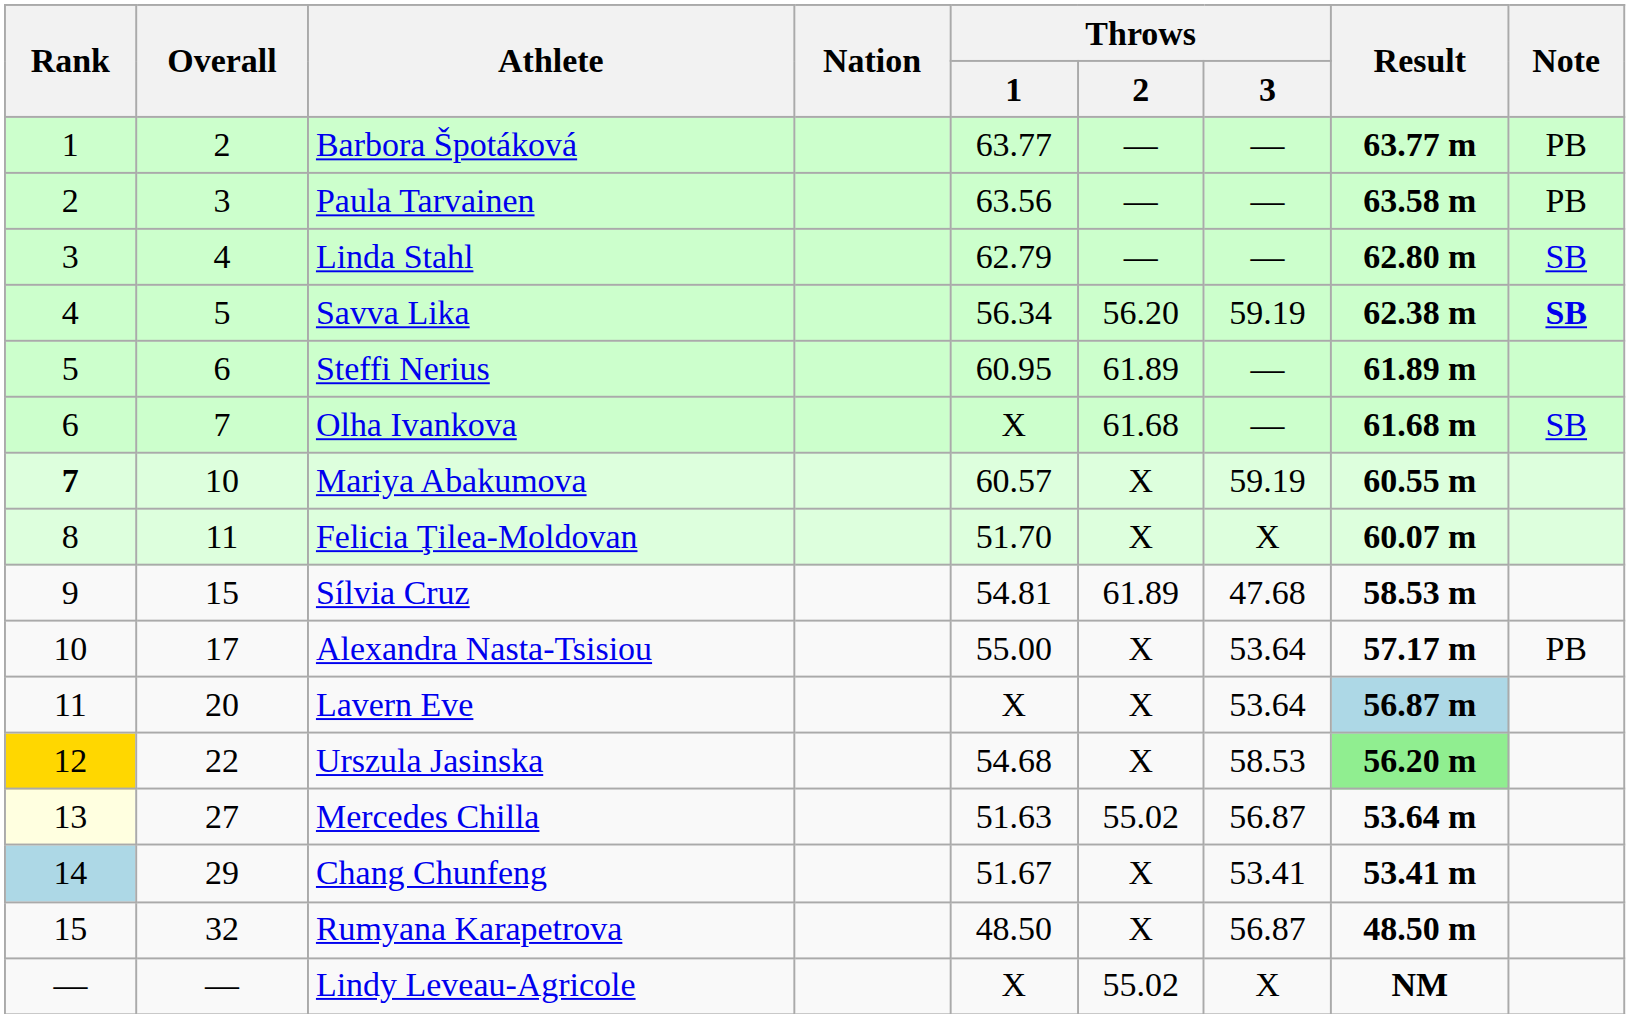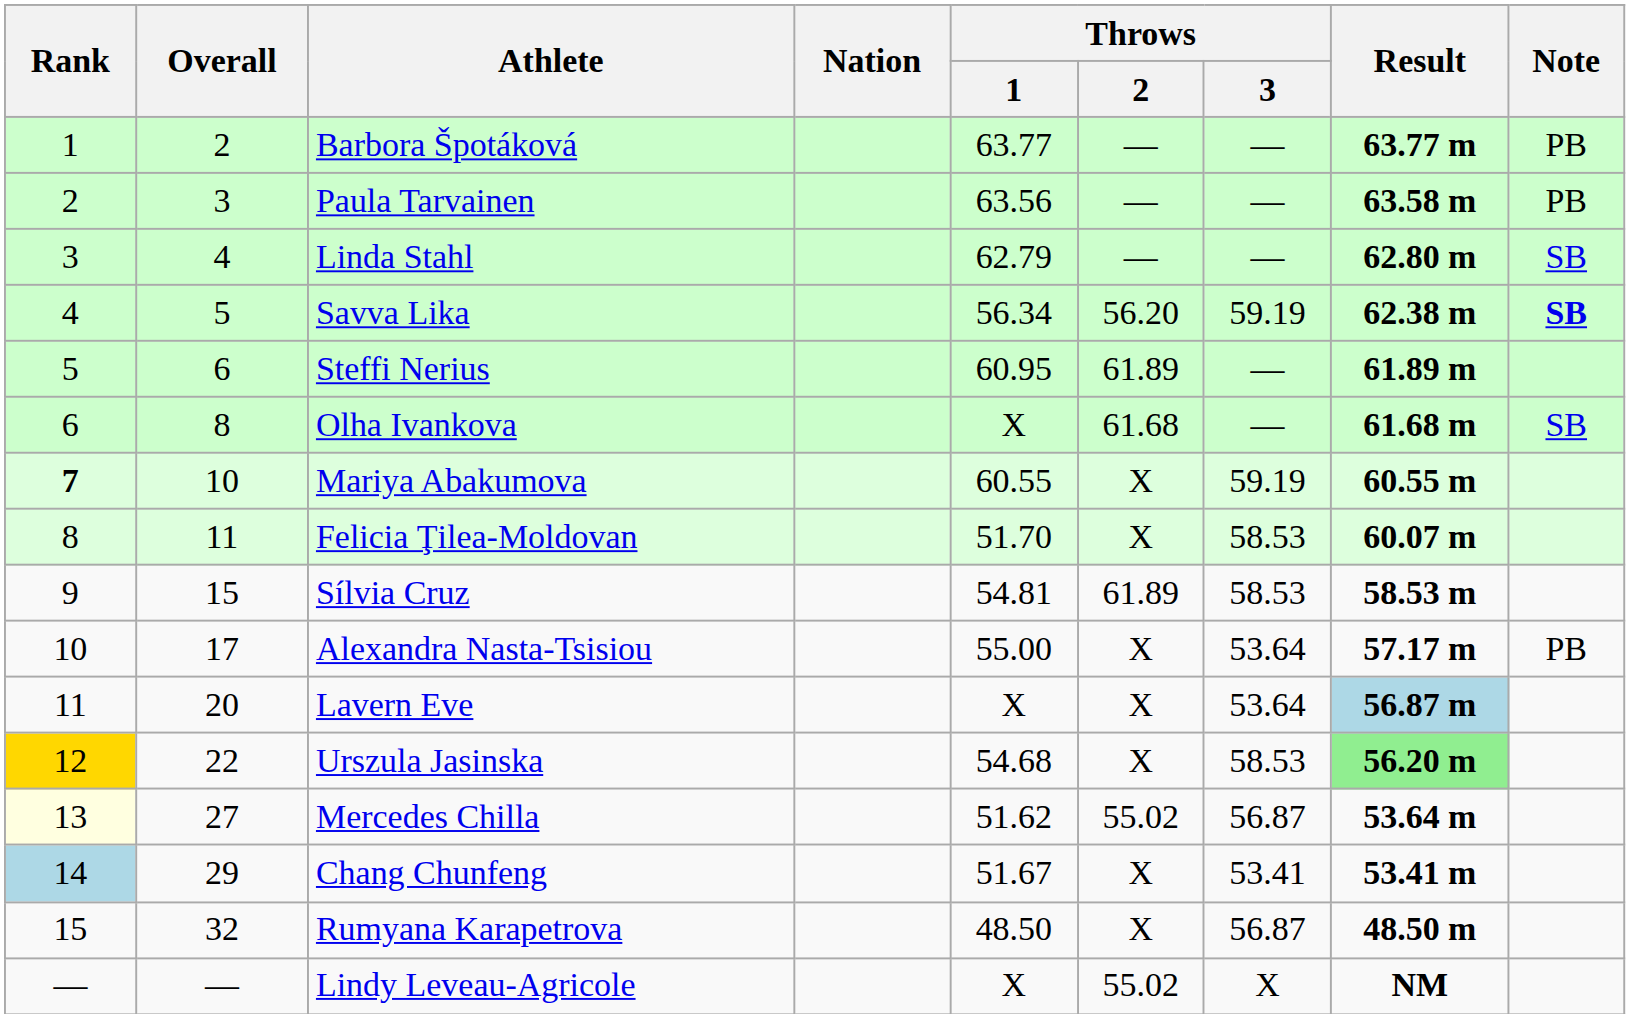(222, 424) 7 -> (222, 424) 8
(1014, 480) 60.57 -> (1014, 480) 60.55
(1268, 536) X -> (1268, 536) 58.53
(1268, 592) 47.68 -> (1268, 592) 58.53
(1014, 816) 51.63 -> (1014, 816) 51.62
